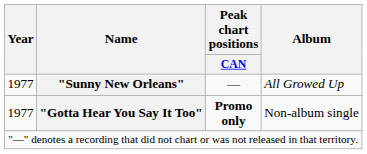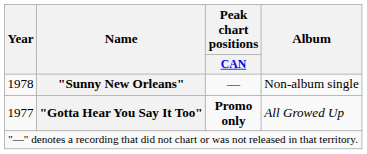(21, 84) 1977 -> (21, 84) 1978
(304, 84) All Growed Up -> (312, 84) Non-album single
(312, 112) Non-album single -> (304, 112) All Growed Up
